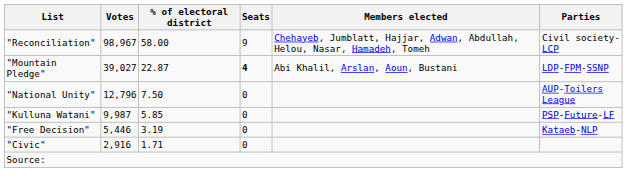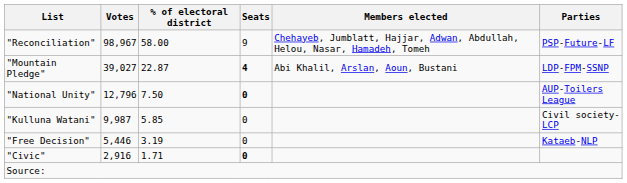(581, 43) Civil society-LCP -> (578, 43) PSP-Future-LF
(245, 94) normal -> (245, 94) bold
(578, 115) PSP-Future-LF -> (581, 120) Civil society-LCP
(245, 145) normal -> (245, 155) bold
